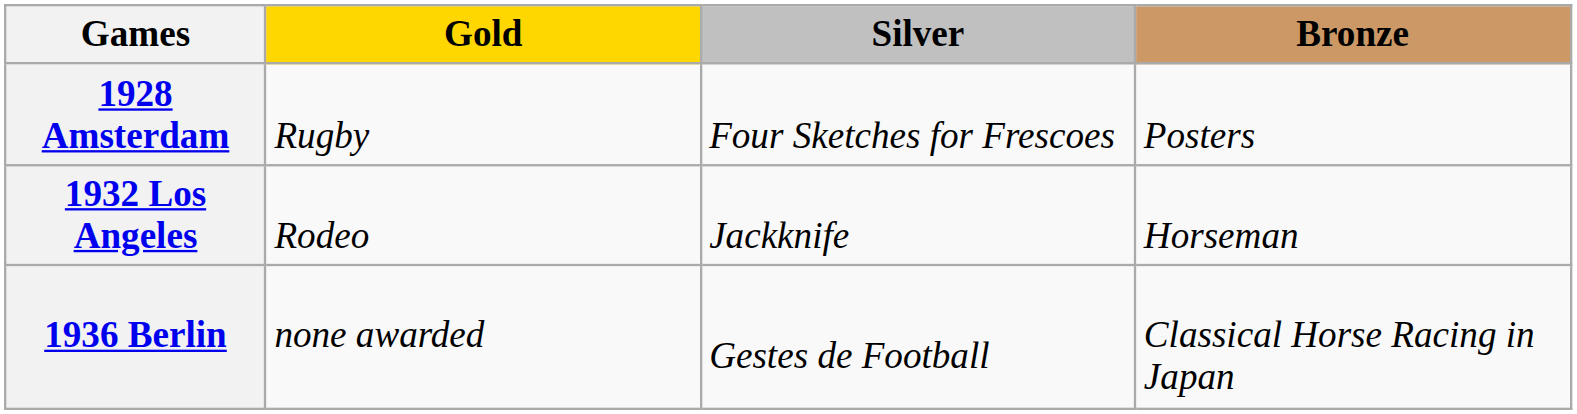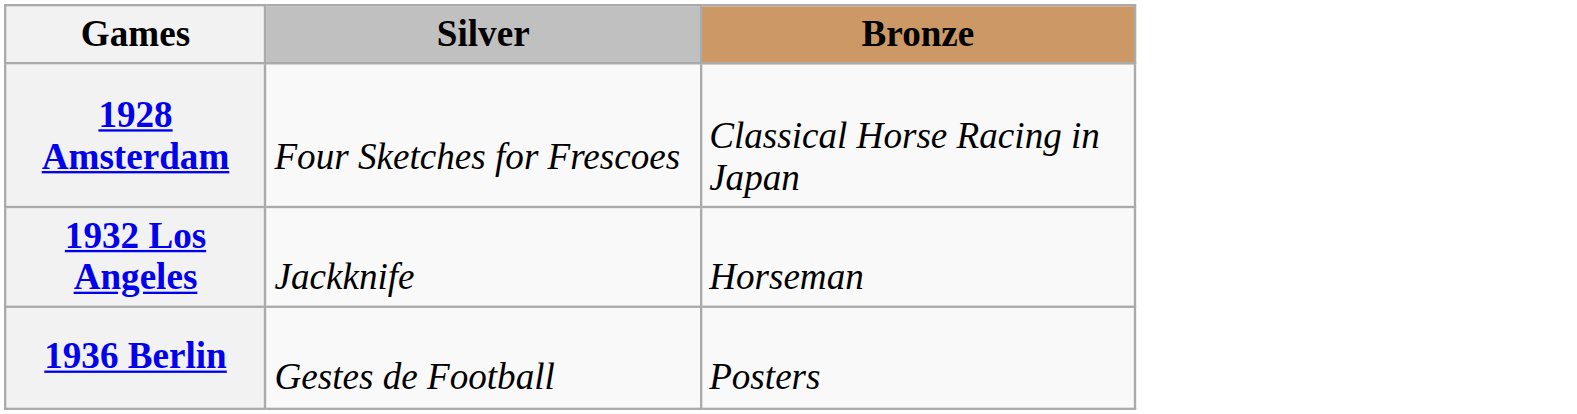- column: (483, 33)
(1200, 134) Posters -> (905, 155) Classical Horse Racing in Japan
(1339, 356) Classical Horse Racing in Japan -> (765, 377) Posters
